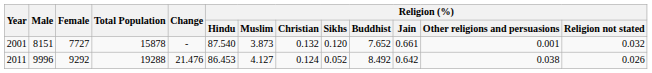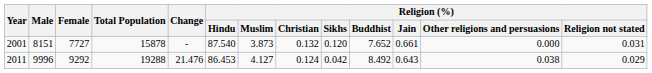(548, 44) 0.001 -> (548, 44) 0.000
(633, 44) 0.032 -> (633, 44) 0.031
(336, 60) 0.052 -> (336, 60) 0.042
(407, 60) 0.642 -> (407, 60) 0.643
(633, 60) 0.026 -> (633, 60) 0.029
